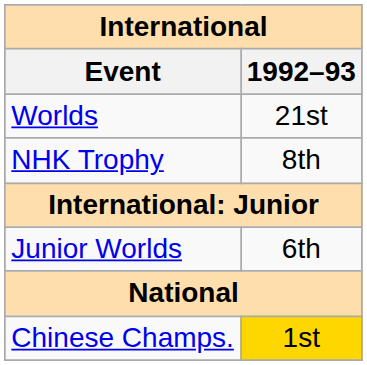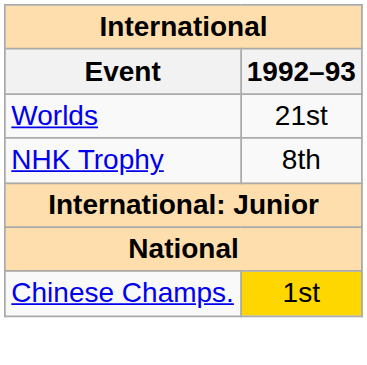- row: (97, 248)
